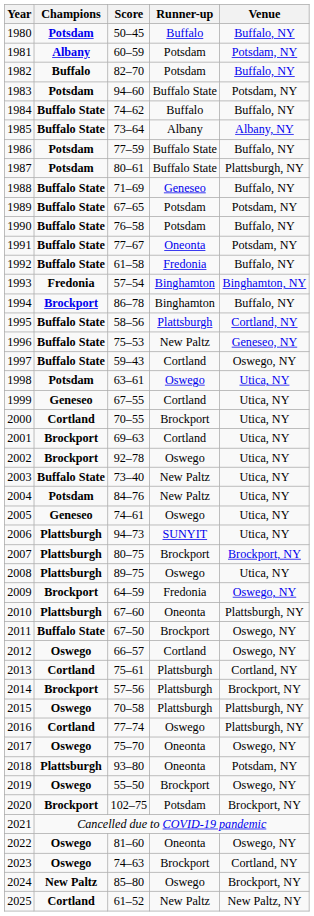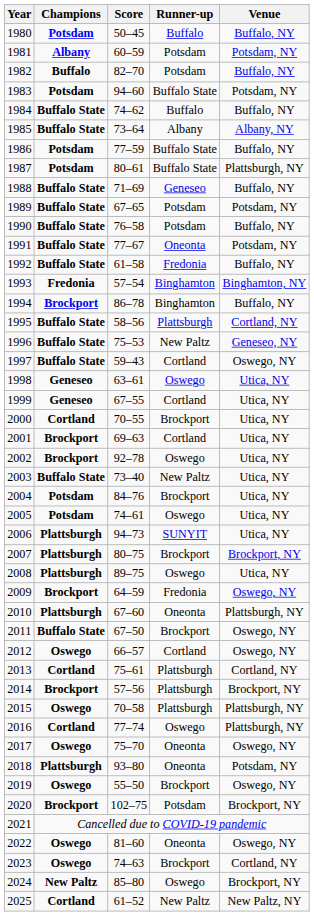(71, 380) Potsdam -> (71, 380) Geneseo
(185, 496) New Paltz -> (185, 496) Brockport
(71, 515) Geneseo -> (71, 515) Potsdam
